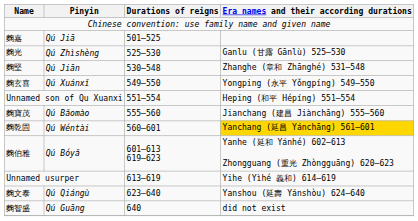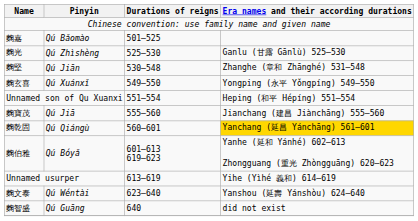(60, 38) Qú Jiā -> (68, 38) Qú Bǎomào
(68, 113) Qú Bǎomào -> (60, 113) Qú Jiā
(68, 128) Qú Wéntài -> (68, 128) Qú Qiángù
(68, 194) Qú Qiángù -> (68, 194) Qú Wéntài
